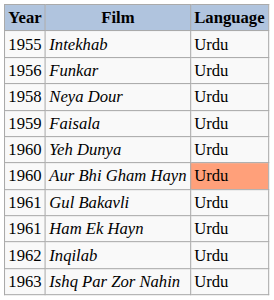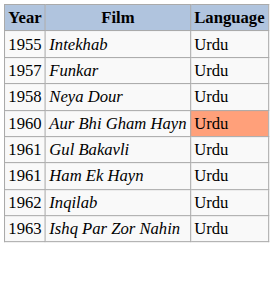(25, 70) 1956 -> (25, 70) 1957
- row: (75, 123)
- row: (85, 149)
